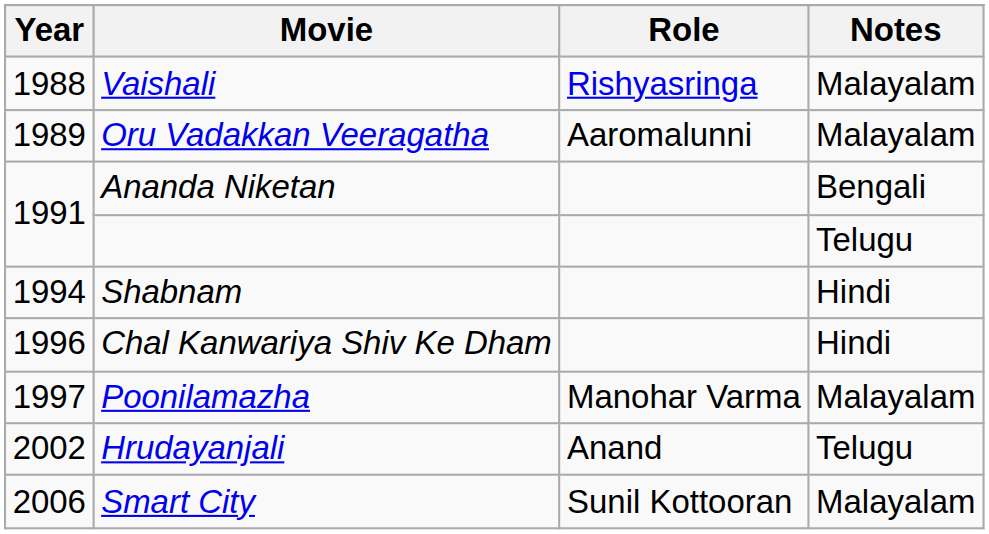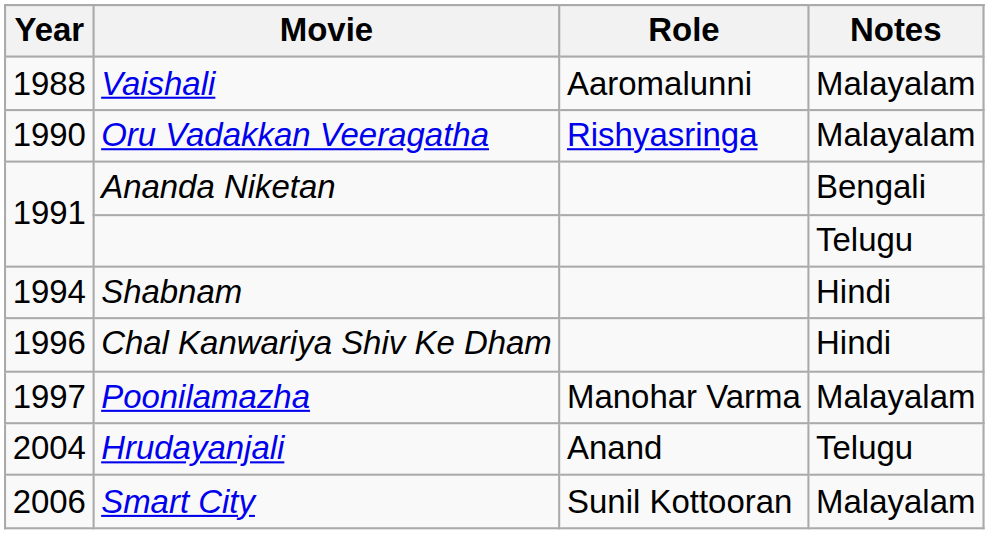(662, 82) Rishyasringa -> (660, 82) Aaromalunni
(49, 135) 1989 -> (49, 135) 1990
(660, 135) Aaromalunni -> (662, 135) Rishyasringa
(49, 448) 2002 -> (49, 448) 2004
